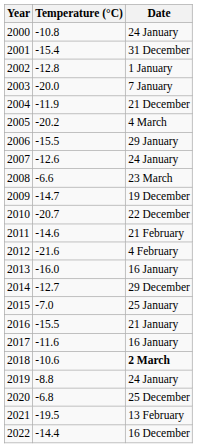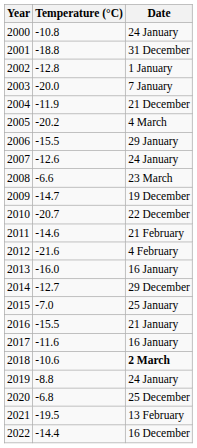(47, 50) -15.4 -> (47, 50) -18.8
